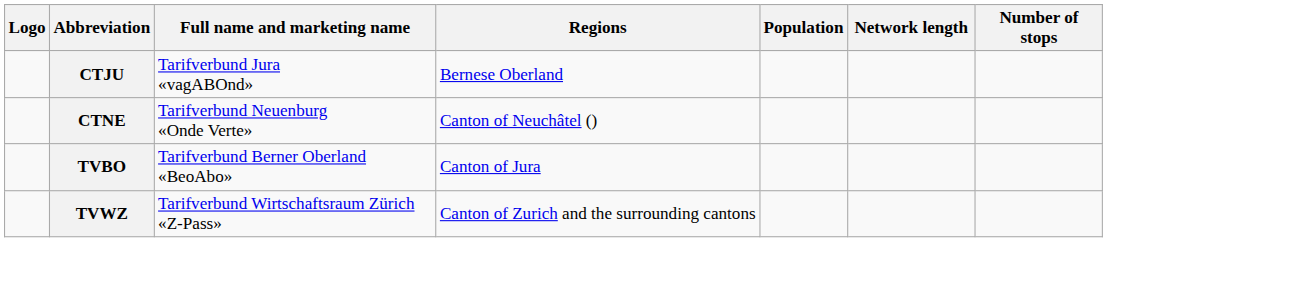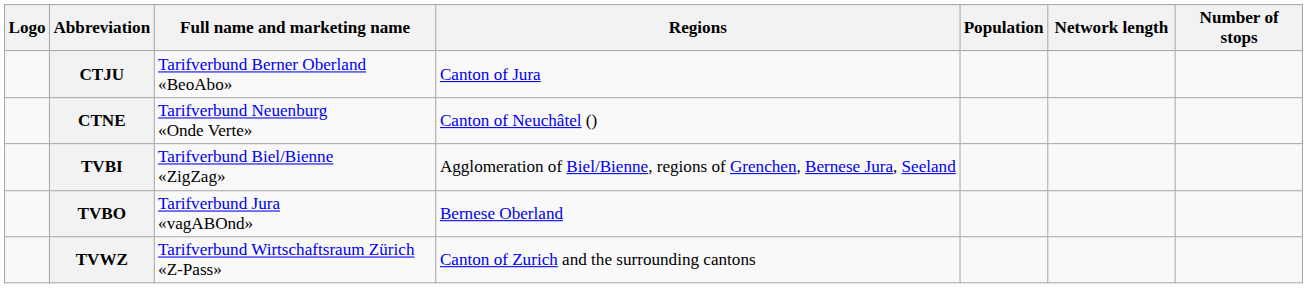(219, 74) Tarifverbund Jura «vagABOnd» -> (262, 74) Tarifverbund Berner Oberland «BeoAbo»
(501, 74) Bernese Oberland -> (490, 74) Canton of Jura
+ row: (102, 166)
(262, 166) Tarifverbund Berner Oberland «BeoAbo» -> (219, 213) Tarifverbund Jura «vagABOnd»
(490, 166) Canton of Jura -> (501, 213) Bernese Oberland
